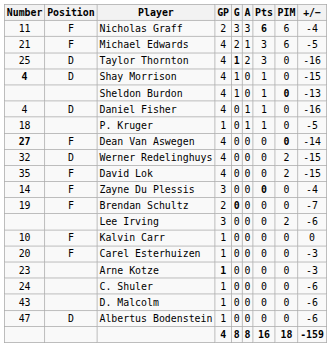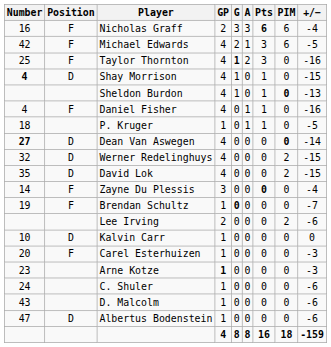(25, 29) 11 -> (25, 29) 16
(25, 45) 21 -> (25, 45) 42
(71, 61) D -> (71, 61) F
(71, 109) D -> (71, 109) F
(71, 141) F -> (71, 141) D
(71, 173) F -> (71, 173) D
(223, 206) 2 -> (223, 206) 1
(223, 222) 3 -> (223, 222) 2
(71, 238) F -> (71, 238) D
